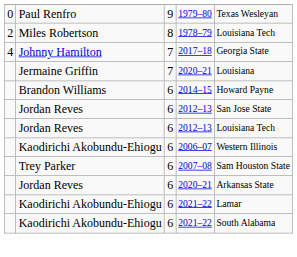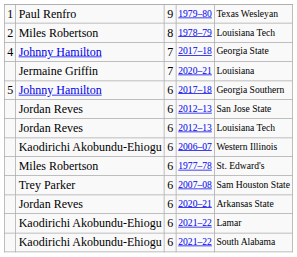(10, 14) 0 -> (10, 14) 1
+ row: (170, 90)
- row: (170, 90)
+ row: (170, 166)
